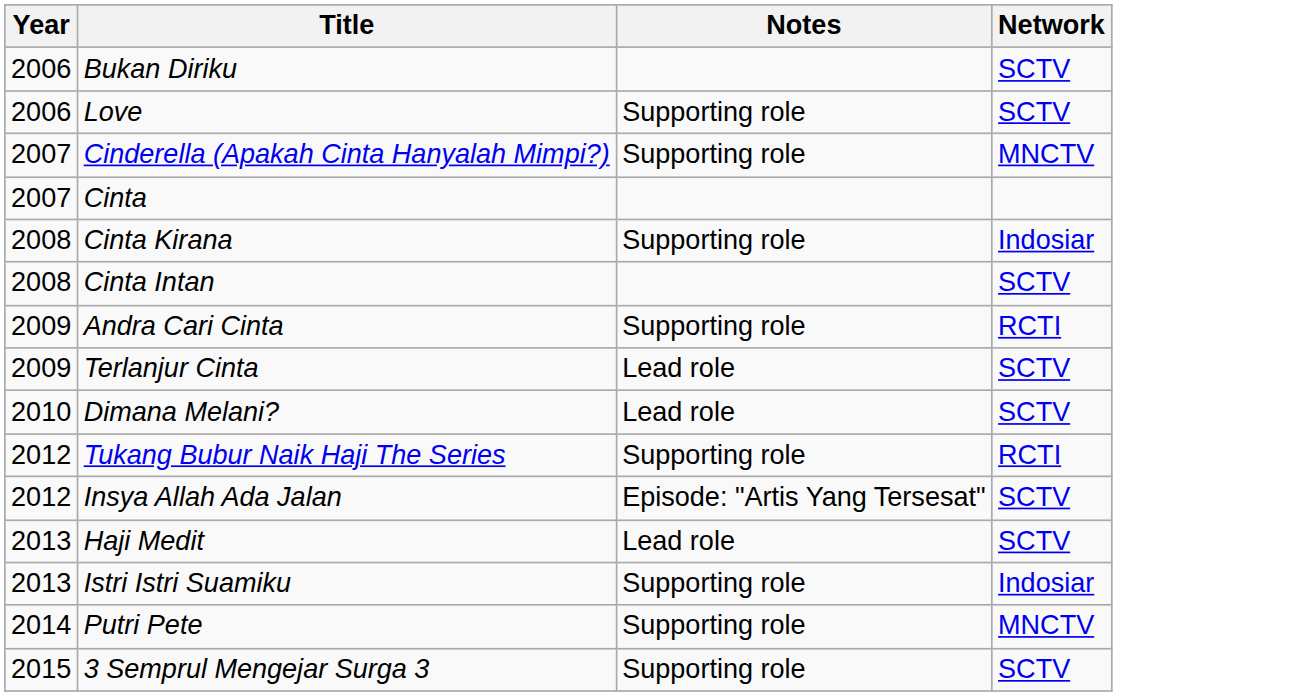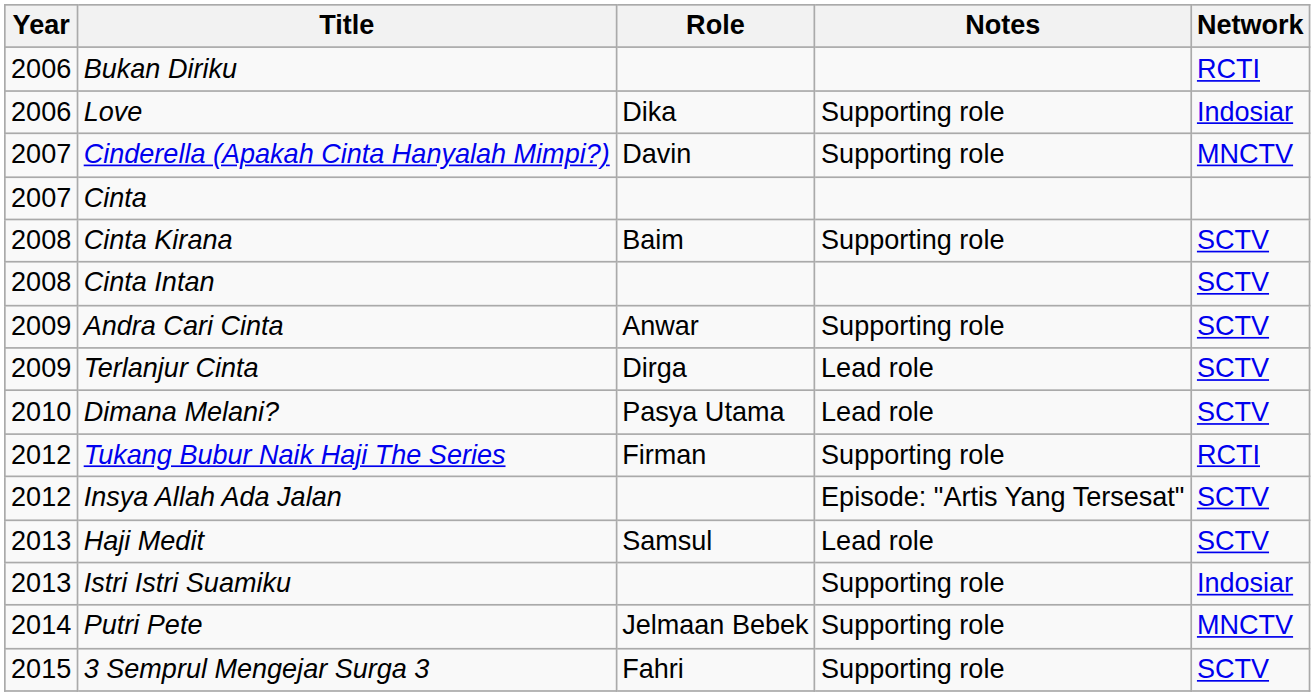+ column: (715, 25)
(1034, 68) SCTV -> (1228, 68) RCTI
(1034, 111) SCTV -> (1245, 111) Indosiar
(1046, 240) Indosiar -> (1233, 240) SCTV
(1030, 326) RCTI -> (1233, 326) SCTV
